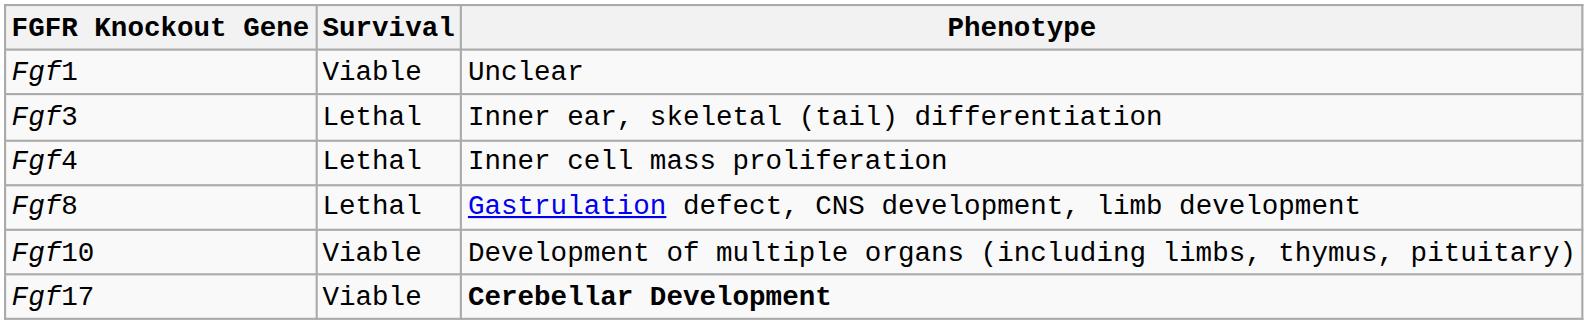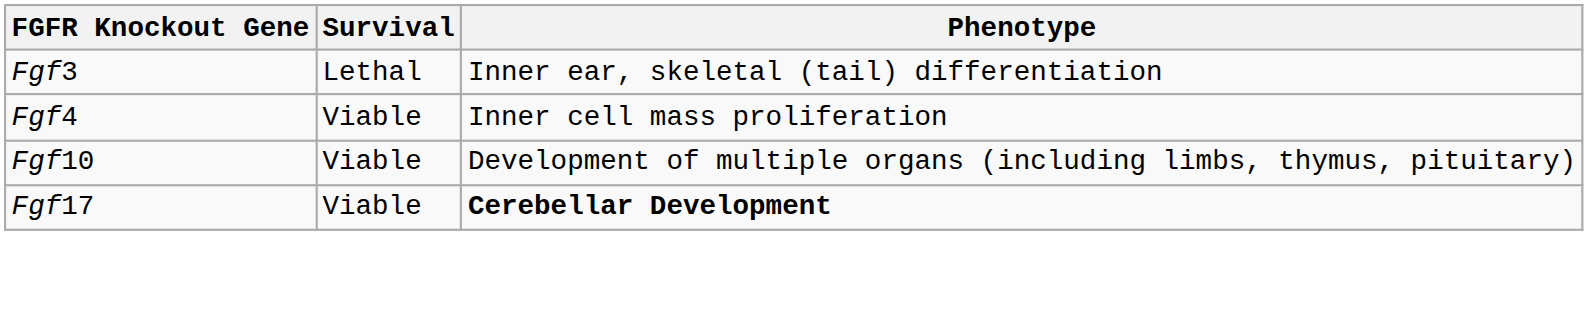- row: (45, 72)
(372, 162) Lethal -> (372, 117) Viable
- row: (45, 207)
